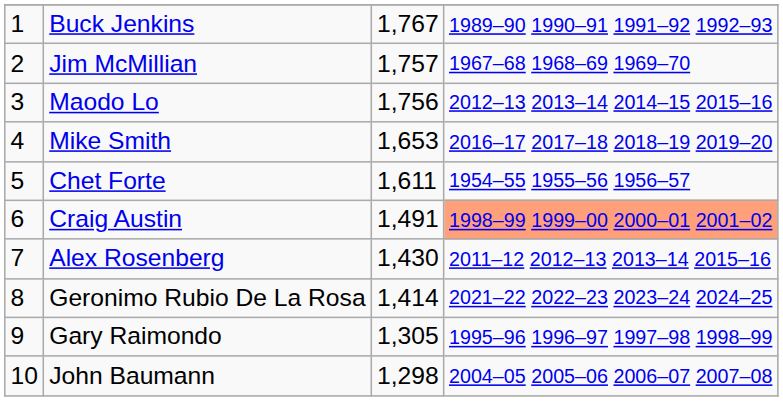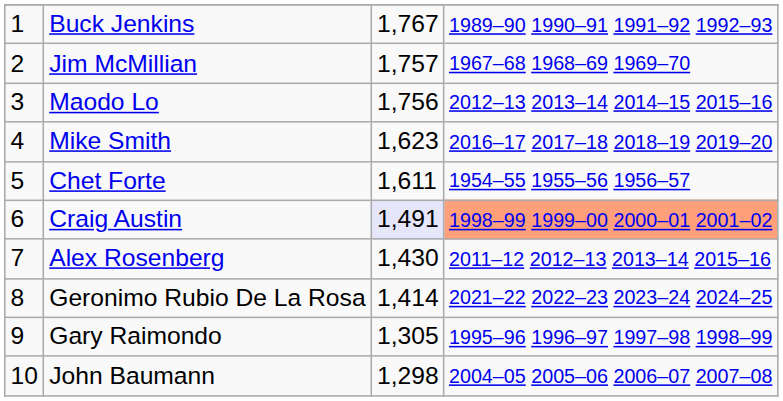(408, 141) 1,653 -> (408, 141) 1,623
(408, 219) no background -> (408, 219) lavender background
